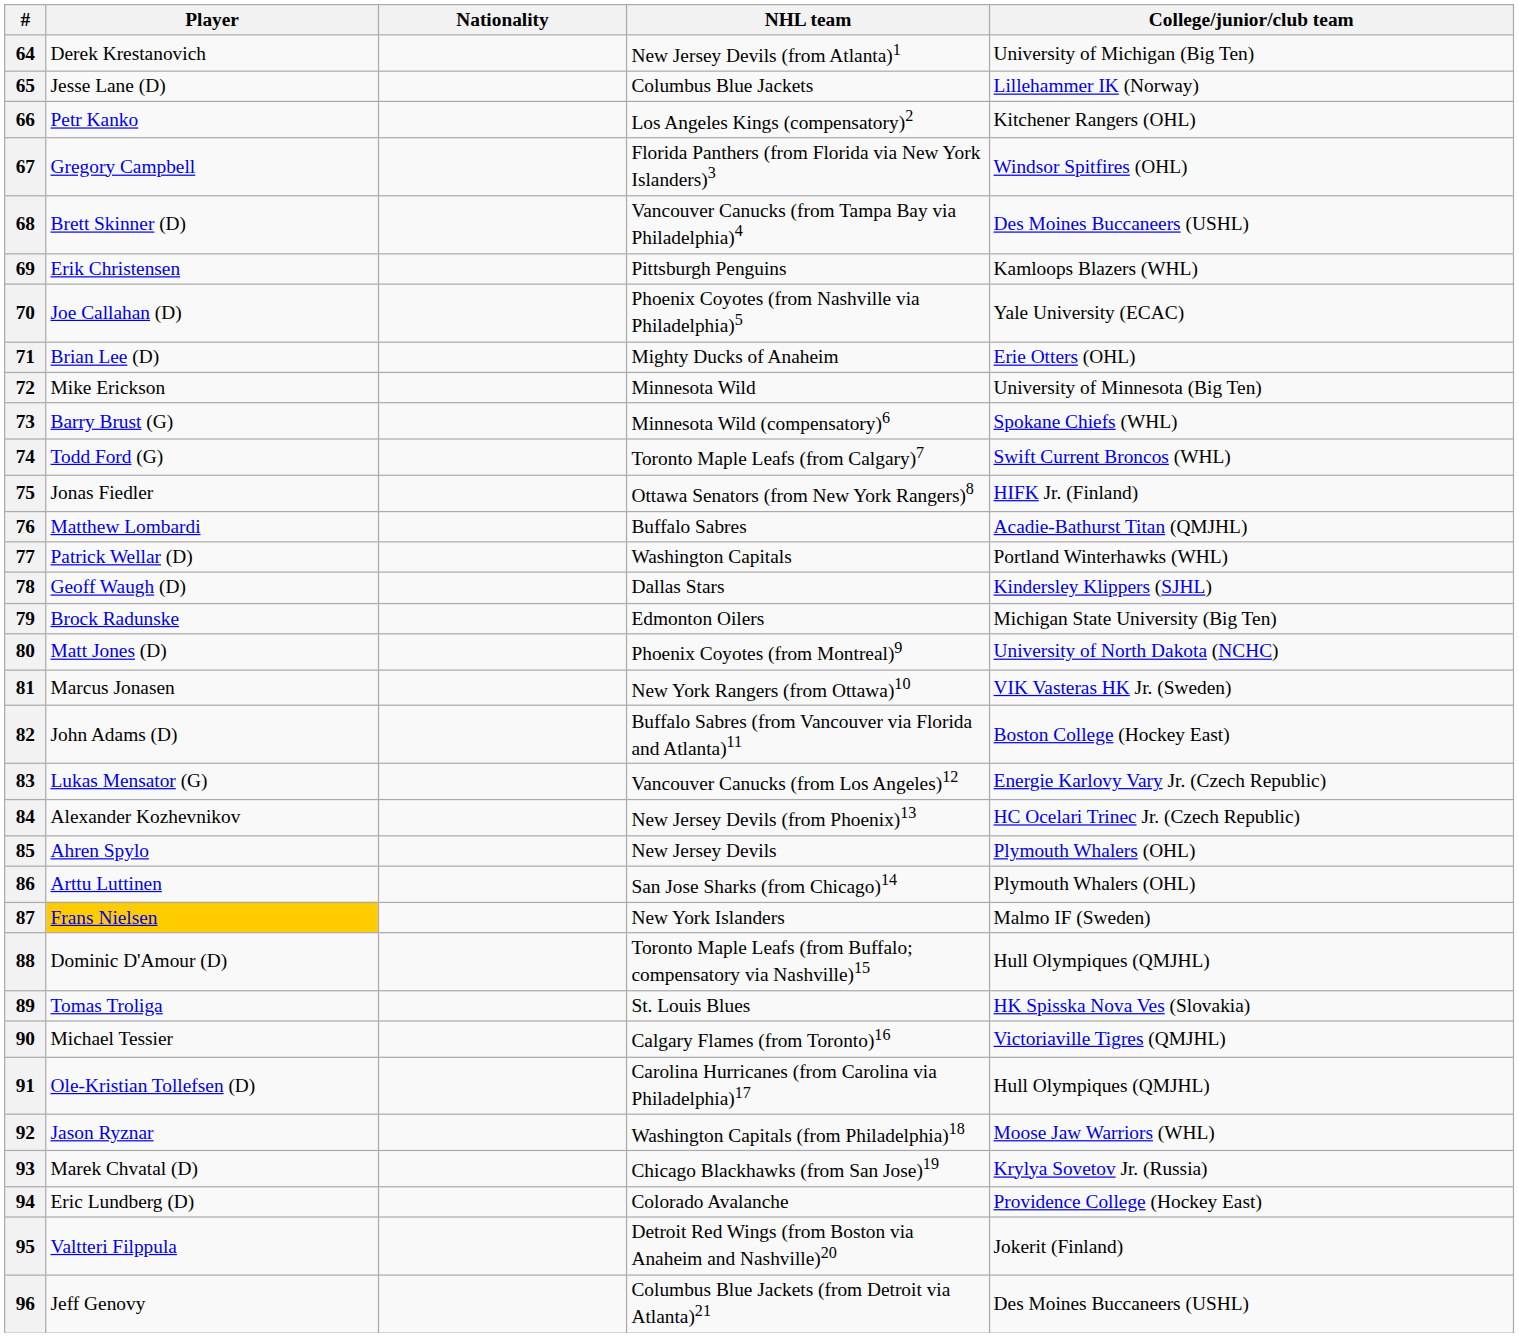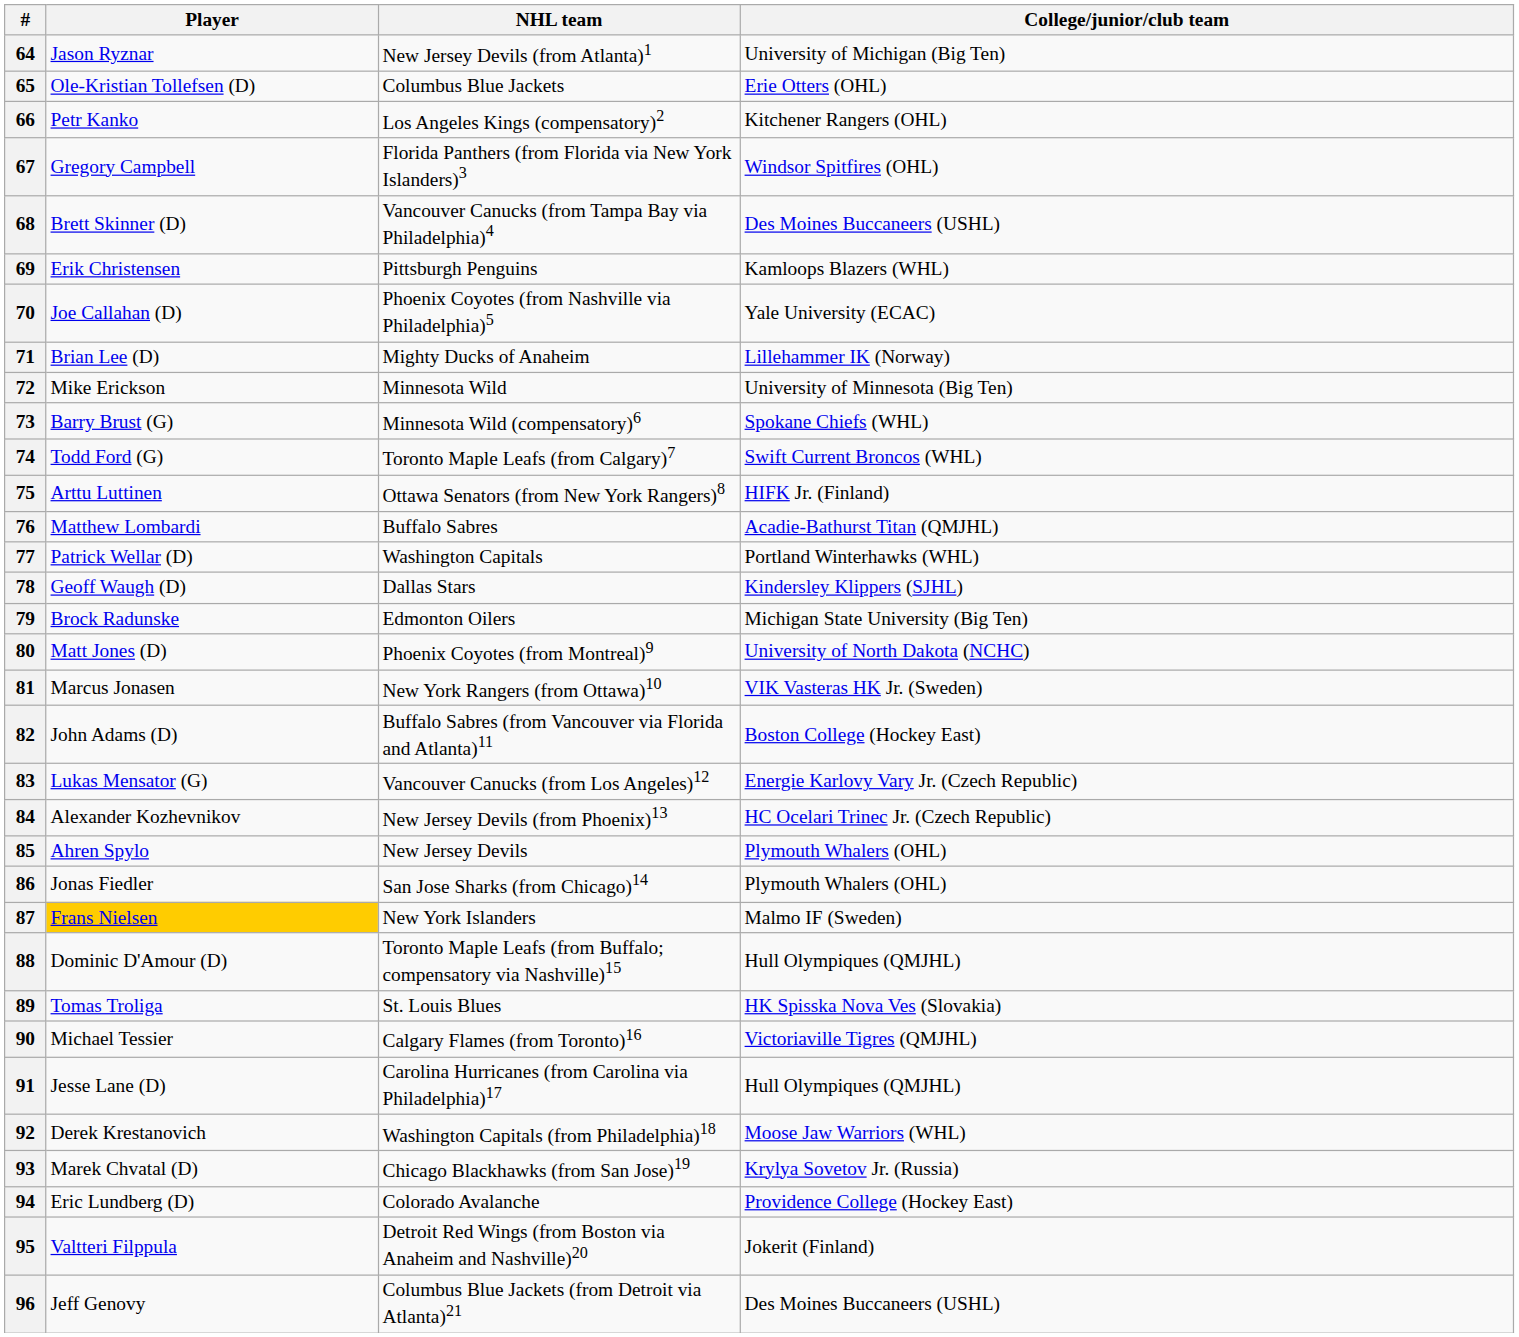- column: (502, 19)
(128, 53) Derek Krestanovich -> (102, 53) Jason Ryznar
(108, 86) Jesse Lane (D) -> (153, 86) Ole-Kristian Tollefsen (D)
(1096, 86) Lillehammer IK (Norway) -> (816, 86) Erie Otters (OHL)
(1065, 357) Erie Otters (OHL) -> (847, 357) Lillehammer IK (Norway)
(102, 492) Jonas Fiedler -> (106, 492) Arttu Luttinen
(106, 883) Arttu Luttinen -> (102, 883) Jonas Fiedler
(153, 1085) Ole-Kristian Tollefsen (D) -> (108, 1085) Jesse Lane (D)
(102, 1132) Jason Ryznar -> (128, 1132) Derek Krestanovich
